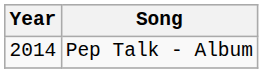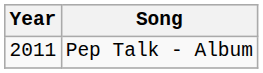(33, 52) 2014 -> (33, 52) 2011
